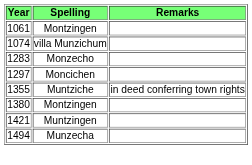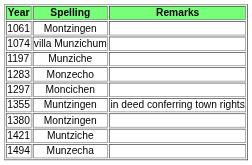+ row: (18, 59)
(70, 89) Muntziche -> (70, 105) Muntzingen
(70, 120) Muntzingen -> (70, 136) Muntziche
